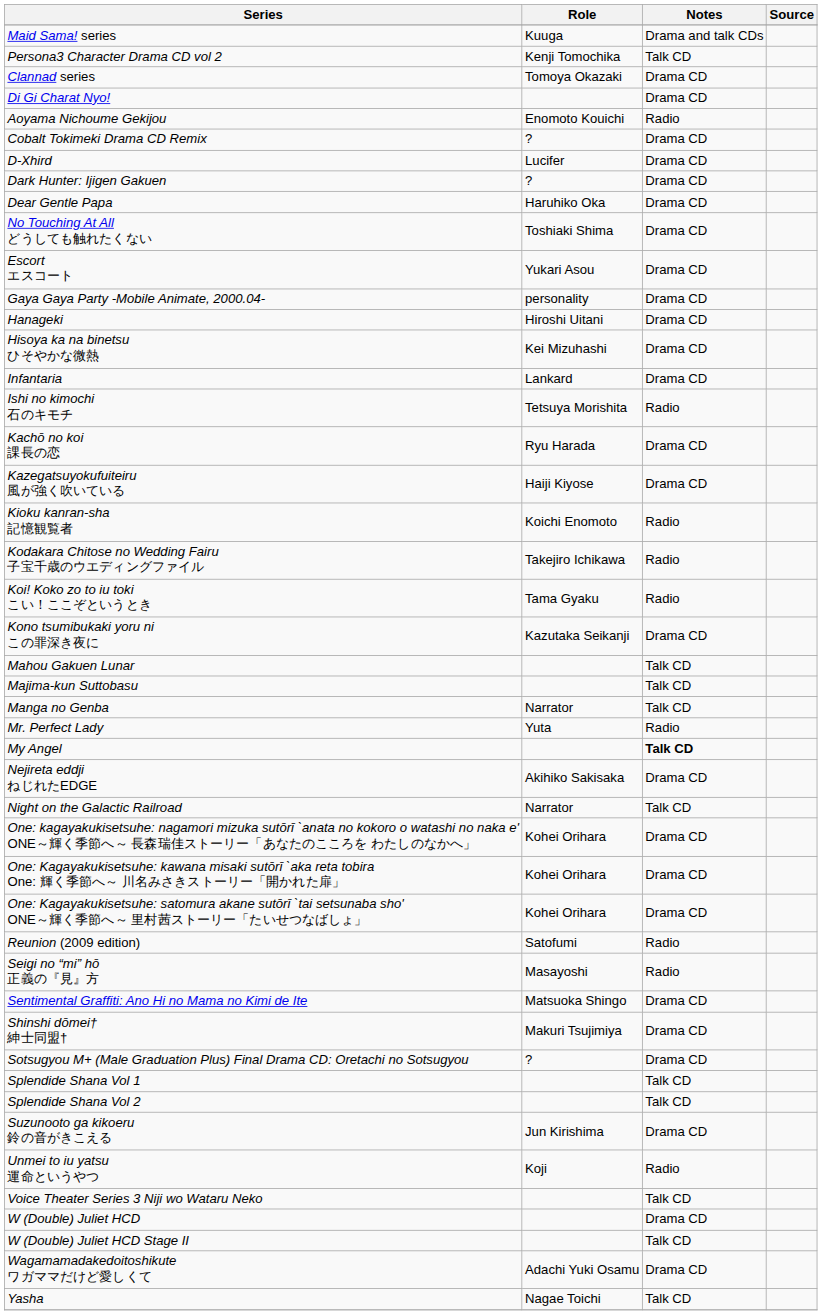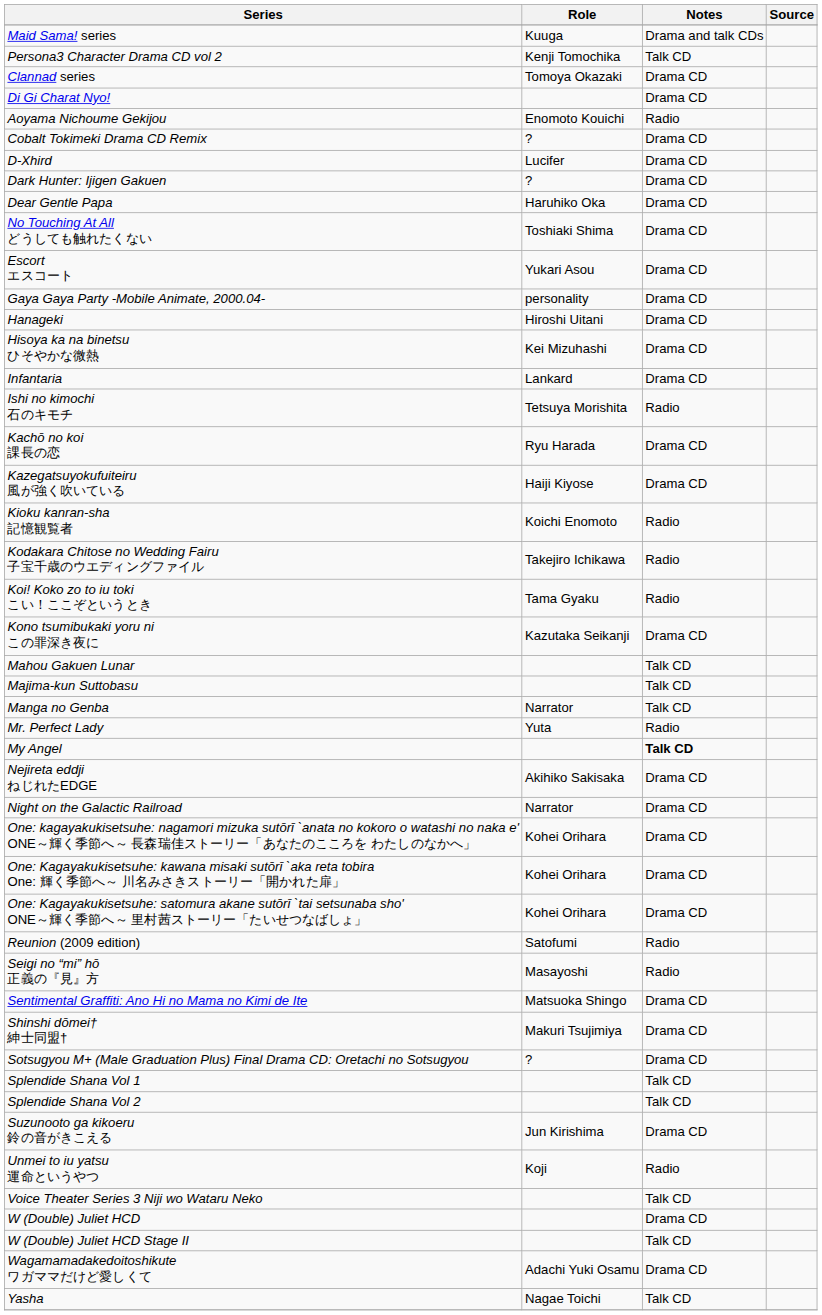(668, 807) Talk CD -> (676, 807) Drama CD
